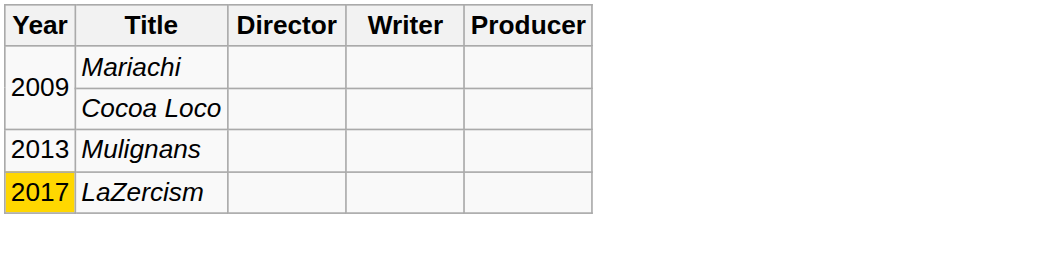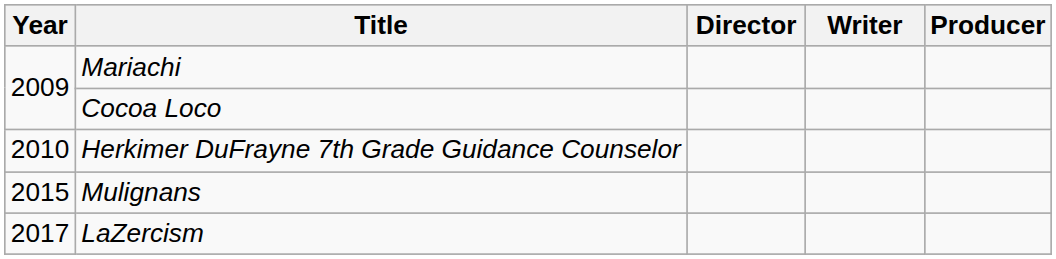+ row: (381, 150)
(40, 150) 2013 -> (40, 191) 2015
(40, 191) gold background -> (40, 233) no background
